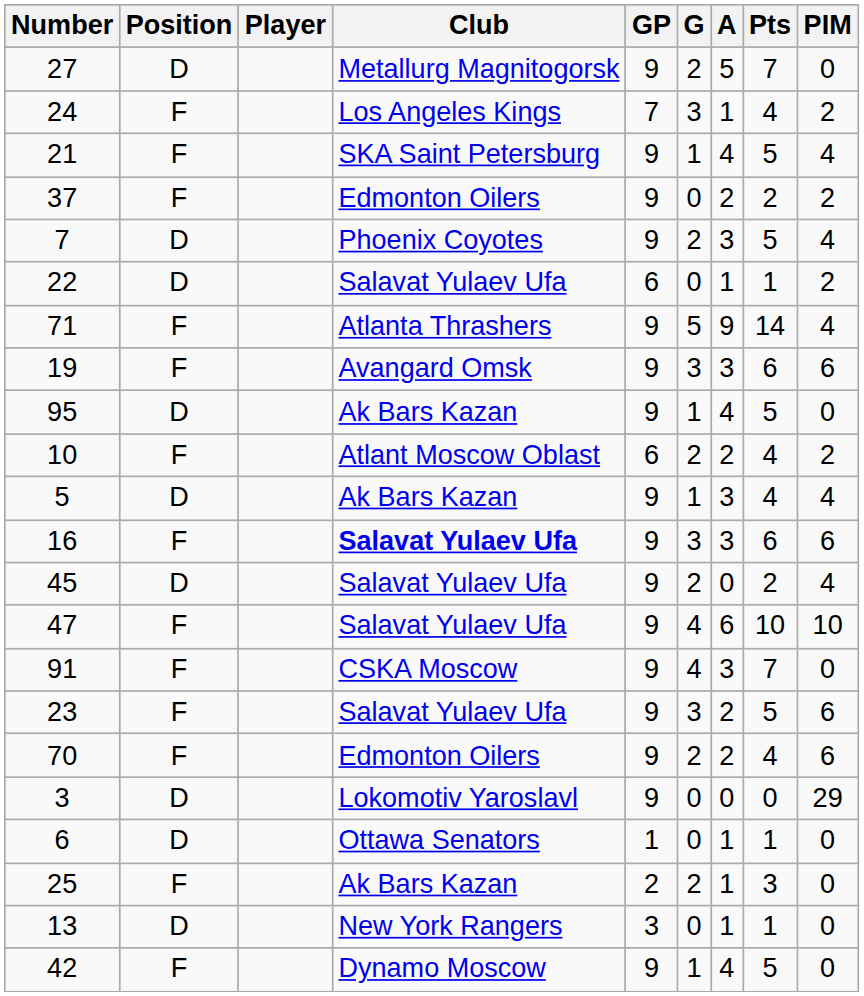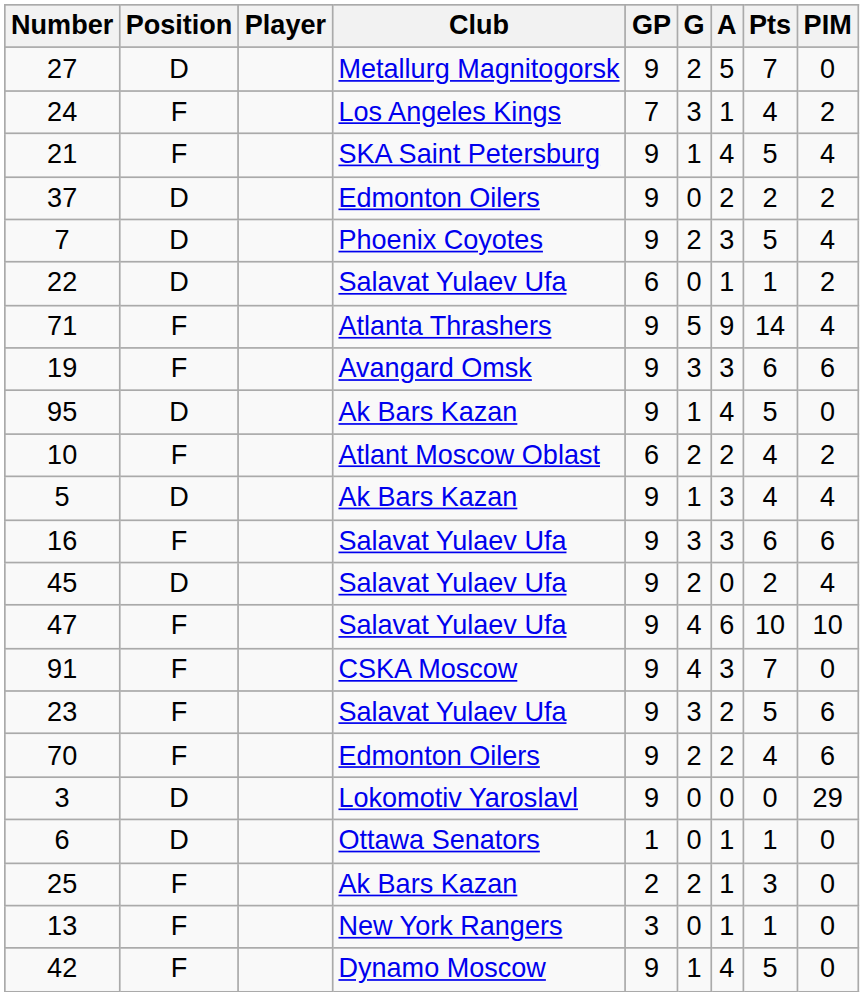(179, 197) F -> (179, 197) D
(458, 540) bold -> (452, 540) normal
(179, 926) D -> (179, 926) F
